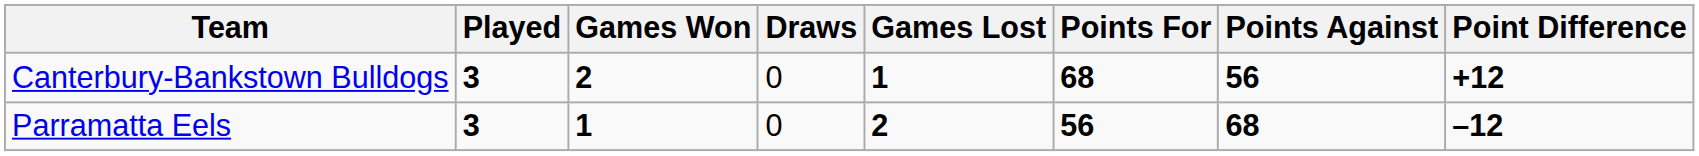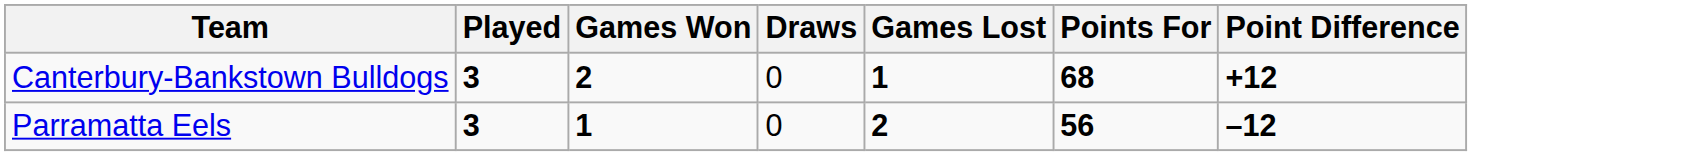- column: (1332, 28)
